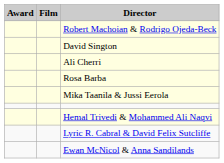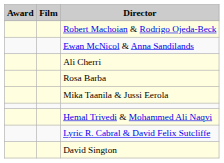rows swapped: (129, 150) <-> (90, 45)
